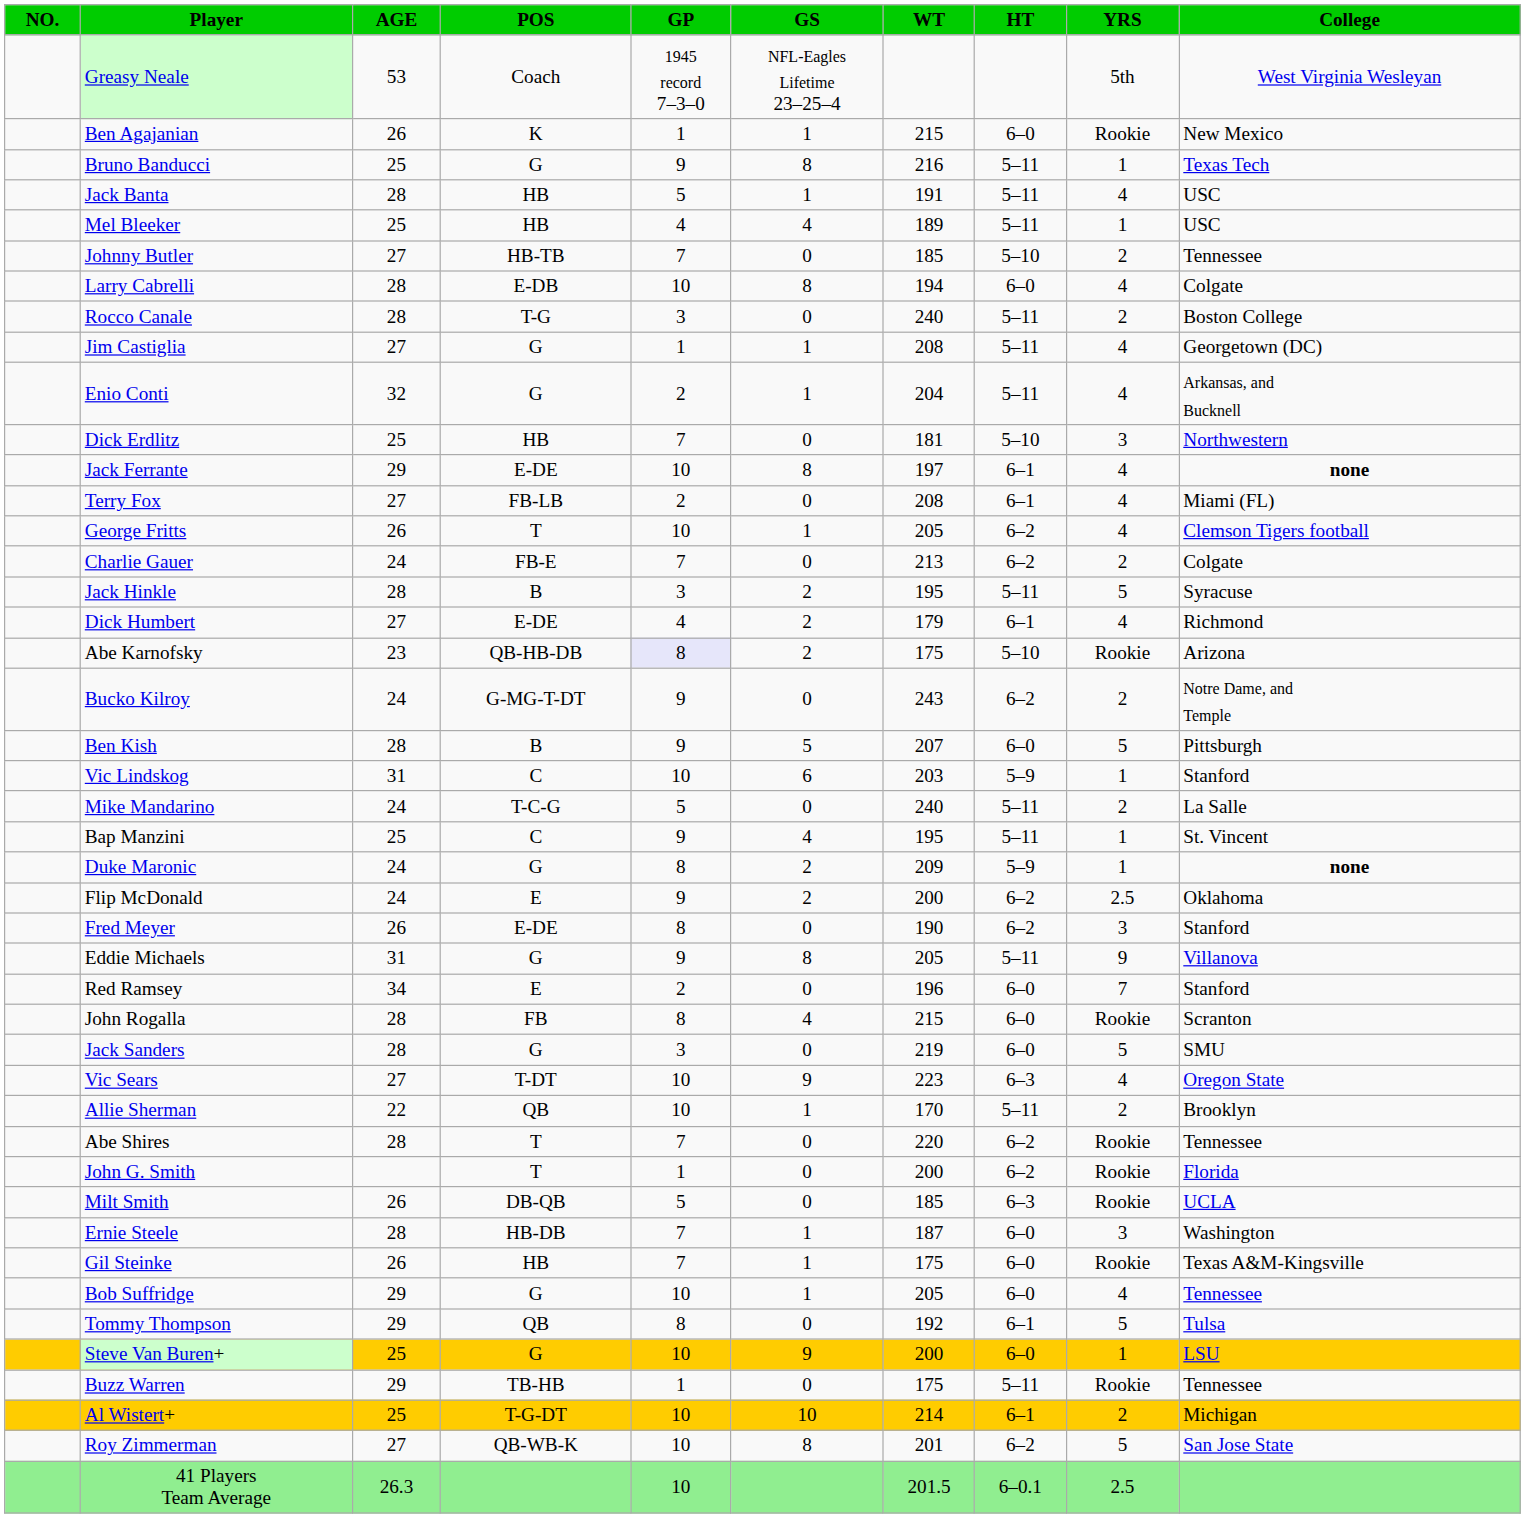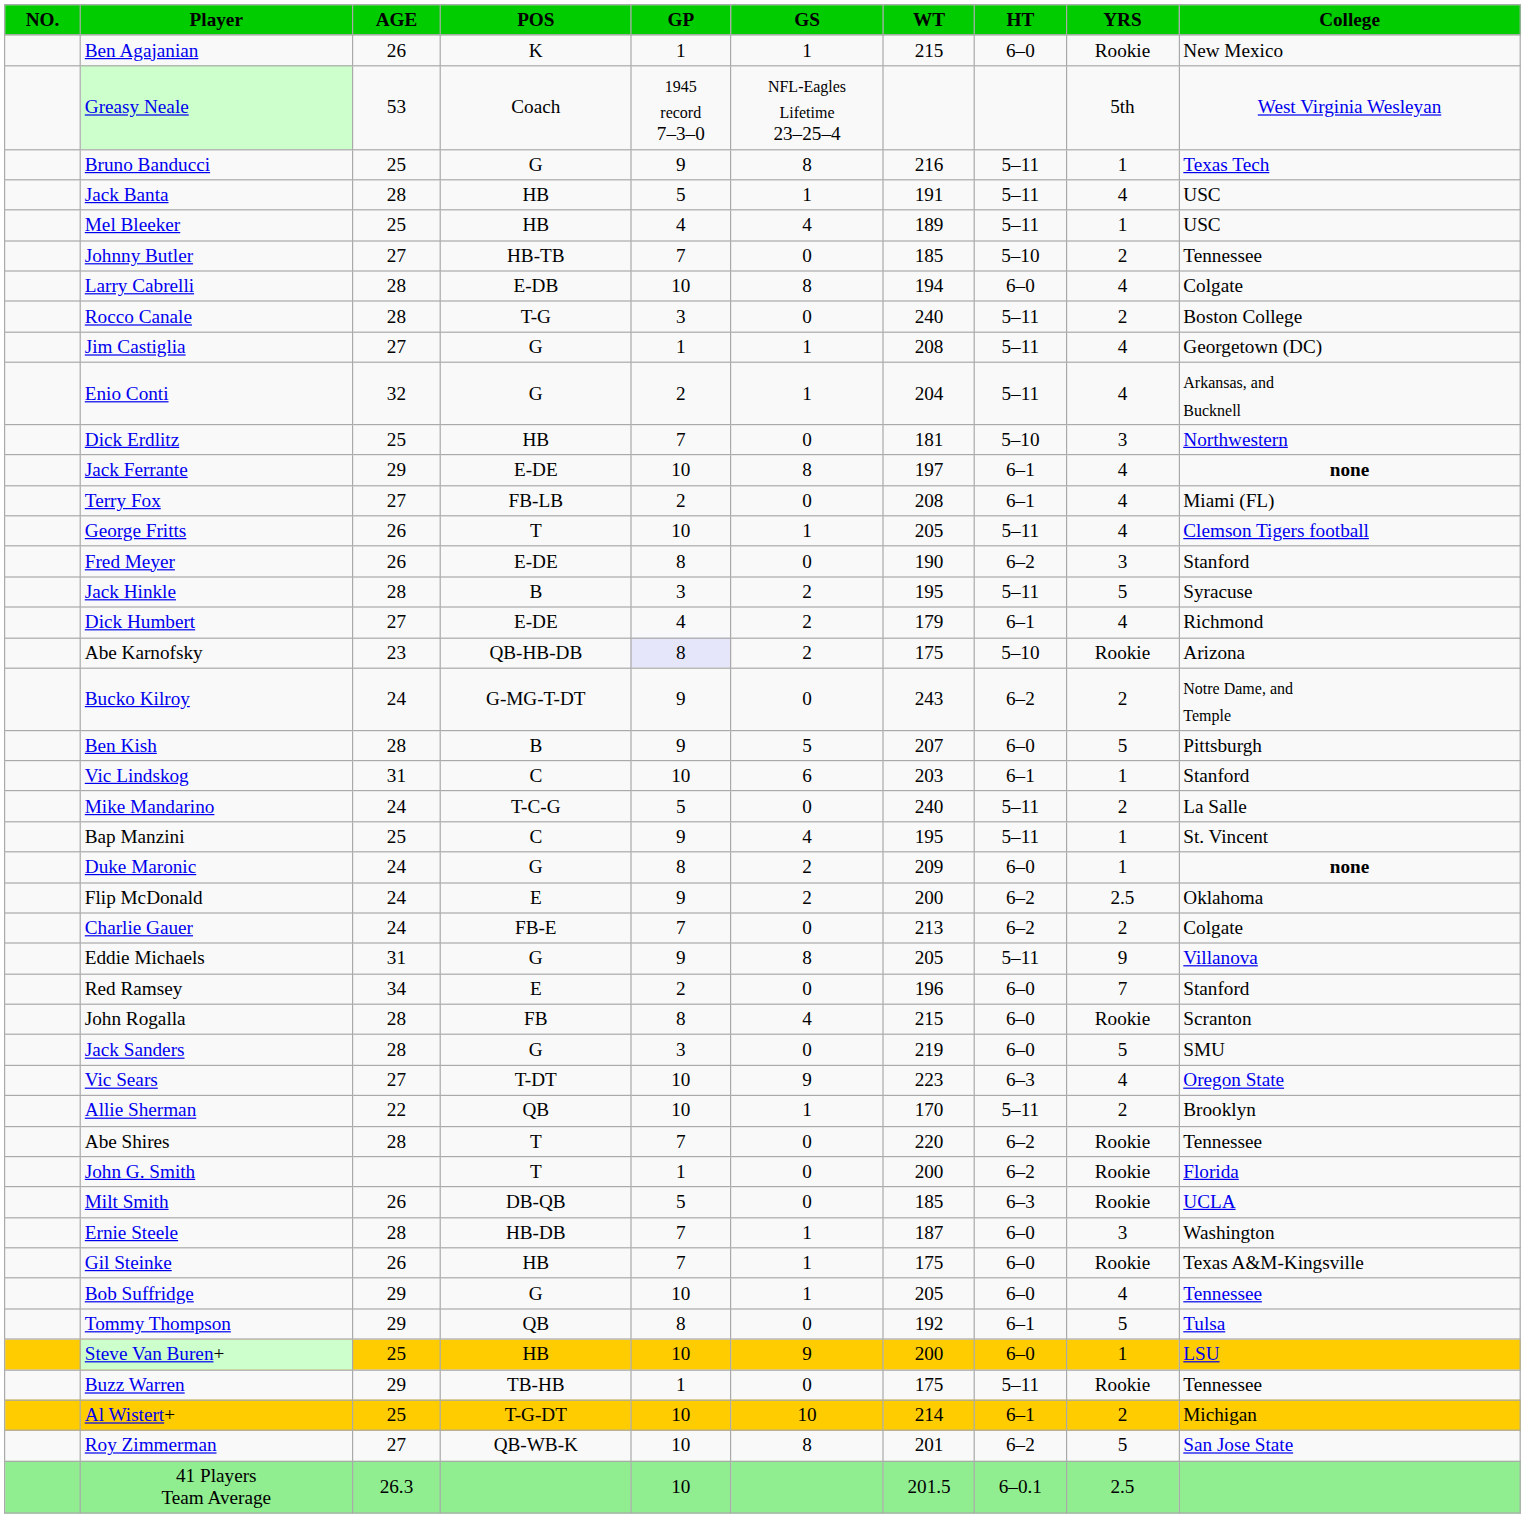rows swapped: (137, 76) <-> (142, 133)
(1020, 530) 6–2 -> (1020, 530) 5–11
rows swapped: (139, 561) <-> (130, 927)
(1020, 775) 5–9 -> (1020, 775) 6–1
(1020, 867) 5–9 -> (1020, 867) 6–0
(536, 1354) G -> (536, 1354) HB
